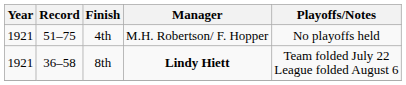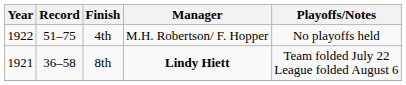(20, 35) 1921 -> (20, 35) 1922
